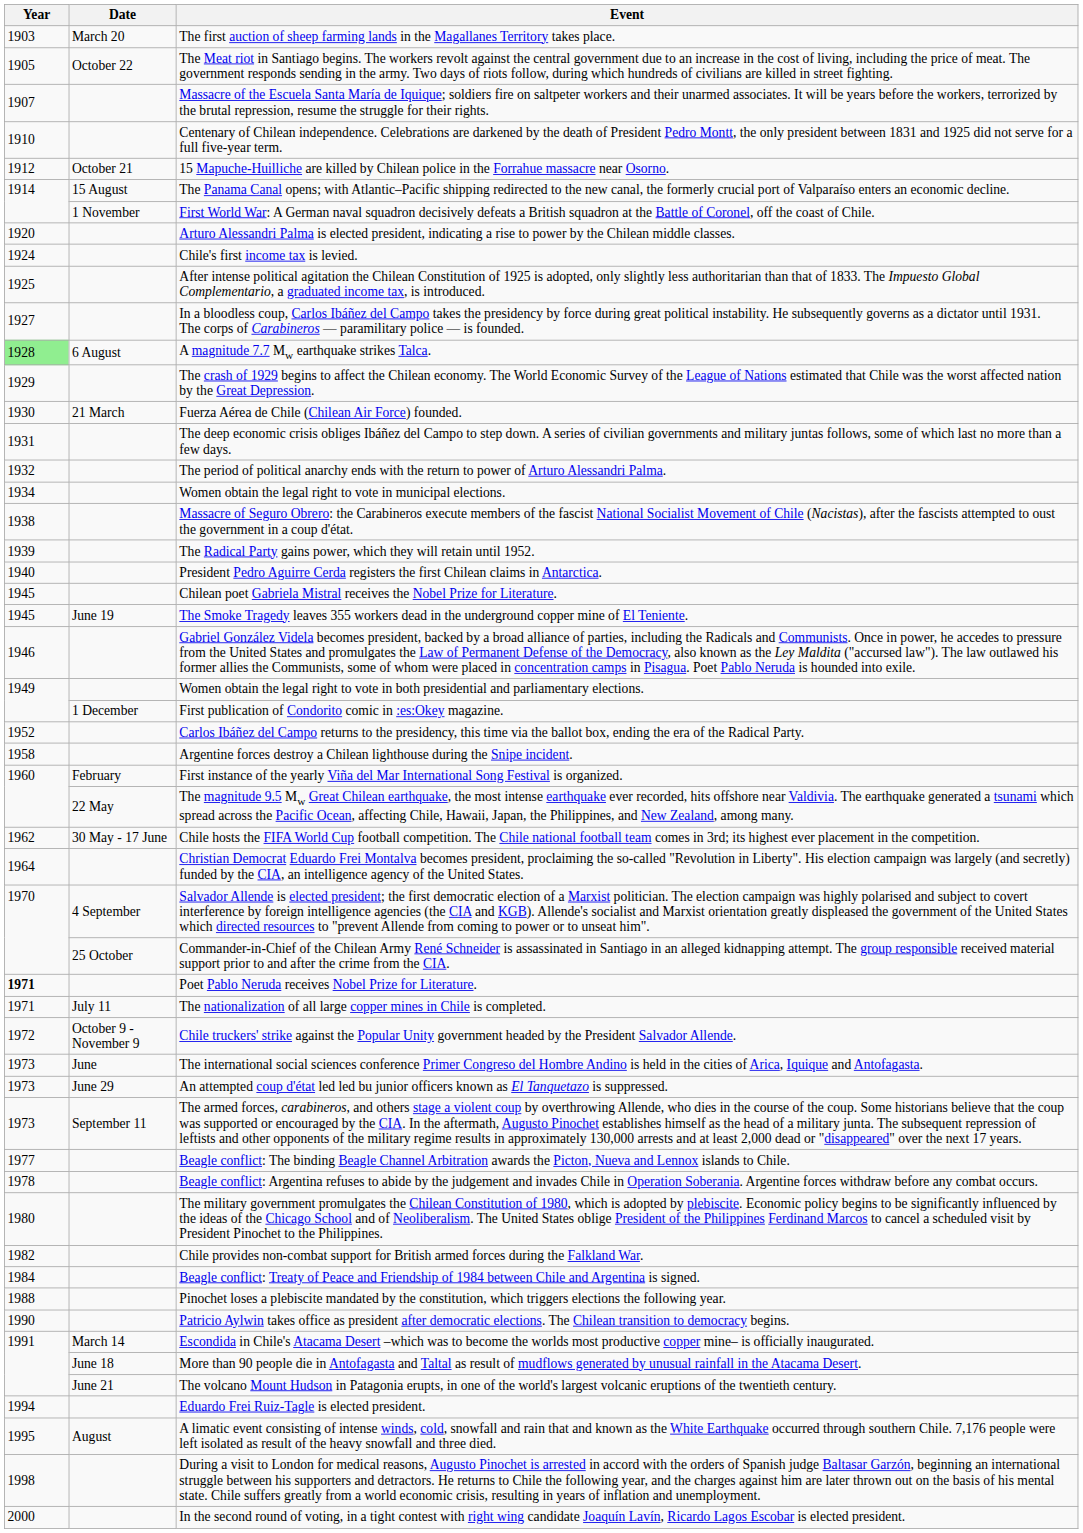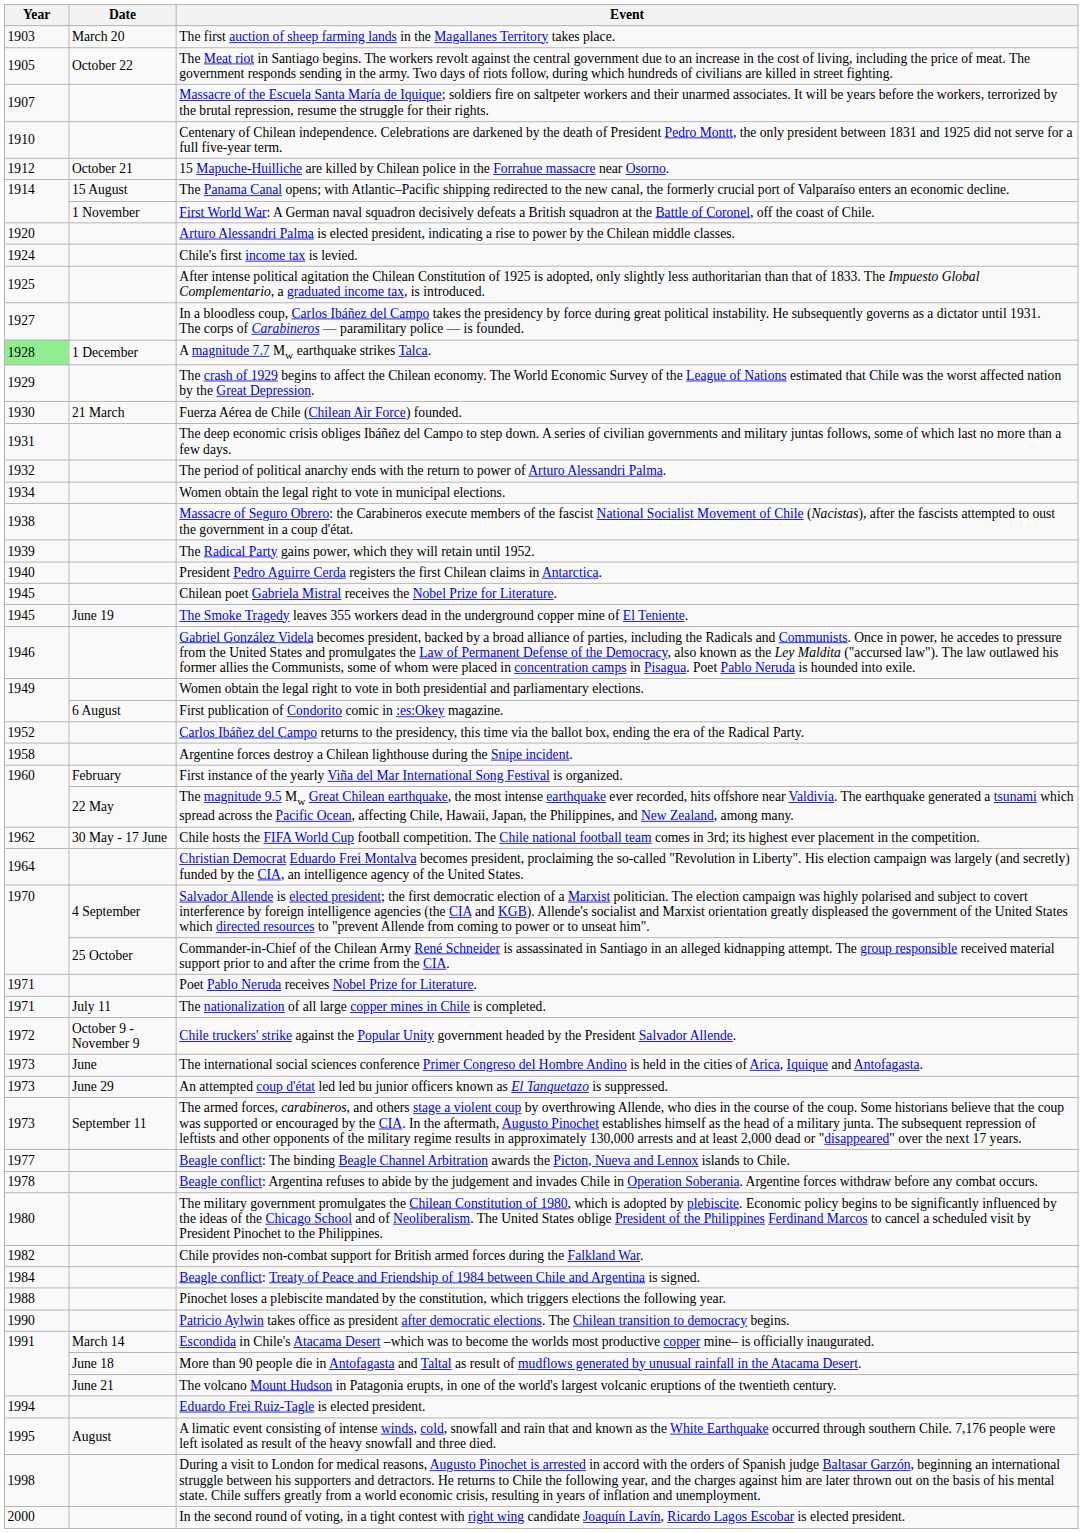(96, 352) 6 August -> (105, 352) 1 December
(105, 711) 1 December -> (96, 711) 6 August
(21, 985) bold -> (21, 985) normal
